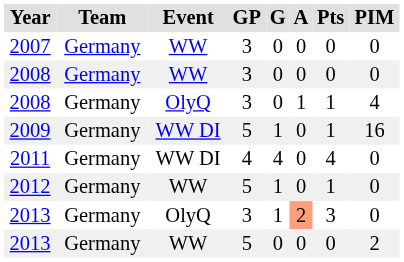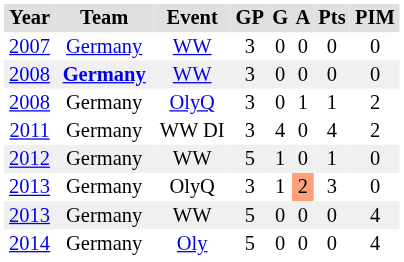(102, 74) normal -> (104, 74) bold
(375, 102) 4 -> (375, 102) 2
- row: (30, 130)
(247, 158) 4 -> (250, 130) 3
(375, 158) 0 -> (375, 130) 2
(375, 243) 2 -> (375, 215) 4
+ row: (30, 243)
